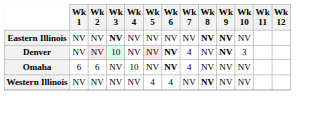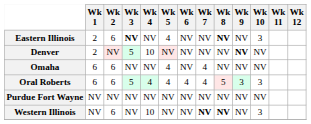(79, 38) NV -> (95, 38) 2
(97, 38) NV -> (113, 38) 6
(152, 38) NV -> (168, 38) 4
(226, 38) bold -> (242, 38) normal
(244, 38) NV -> (260, 38) 3
(79, 53) NV -> (95, 53) 2
(116, 53) 10 -> (131, 53) 5
(134, 53) NV -> (150, 53) 10
(171, 53) bold -> (186, 53) normal
(189, 53) 4 -> (205, 53) NV
(244, 53) 3 -> (260, 53) NV
(134, 67) 10 -> (150, 67) NV
(152, 67) NV -> (168, 67) 4
(171, 67) bold -> (186, 67) normal
+ row: (45, 82)
+ row: (45, 97)
(97, 82) NV -> (113, 112) 6
(134, 82) NV -> (150, 112) 10
(152, 82) 4 -> (168, 112) NV
(171, 82) 4 -> (186, 112) NV
(189, 82) normal -> (205, 112) bold
(244, 82) NV -> (260, 112) 3
